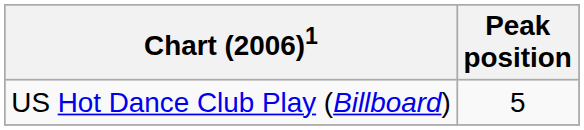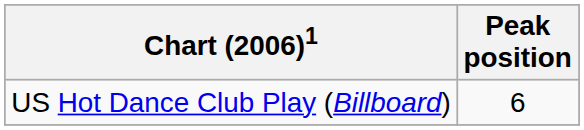(518, 102) 5 -> (518, 102) 6
